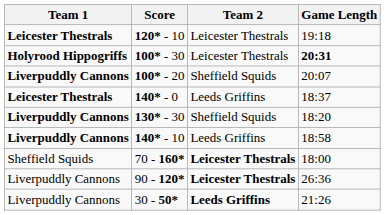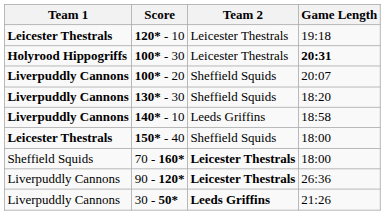- row: (156, 96)
+ row: (160, 138)
